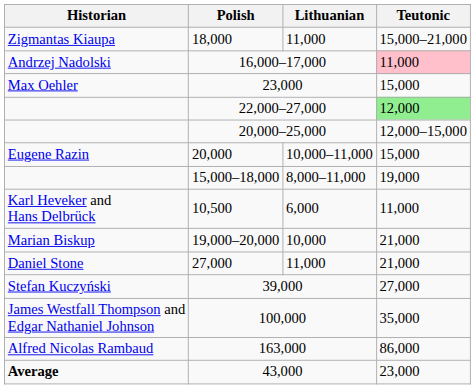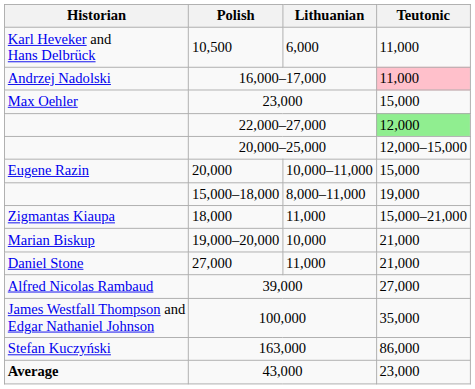rows swapped: (212, 208) <-> (212, 39)
(59, 286) Stefan Kuczyński -> (81, 286) Alfred Nicolas Rambaud
(81, 348) Alfred Nicolas Rambaud -> (59, 348) Stefan Kuczyński
